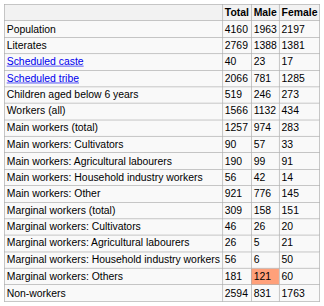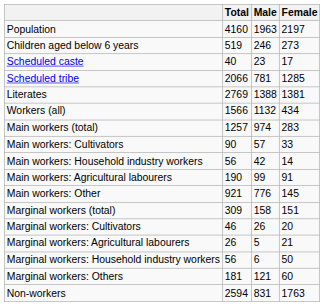rows swapped: (73, 95) <-> (27, 45)
rows swapped: (89, 161) <-> (105, 177)
(262, 276) lightsalmon background -> (262, 276) no background
